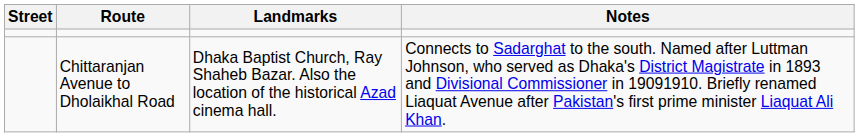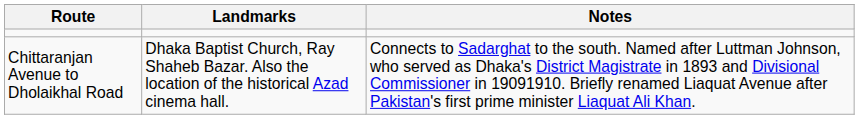- column: (30, 16)
